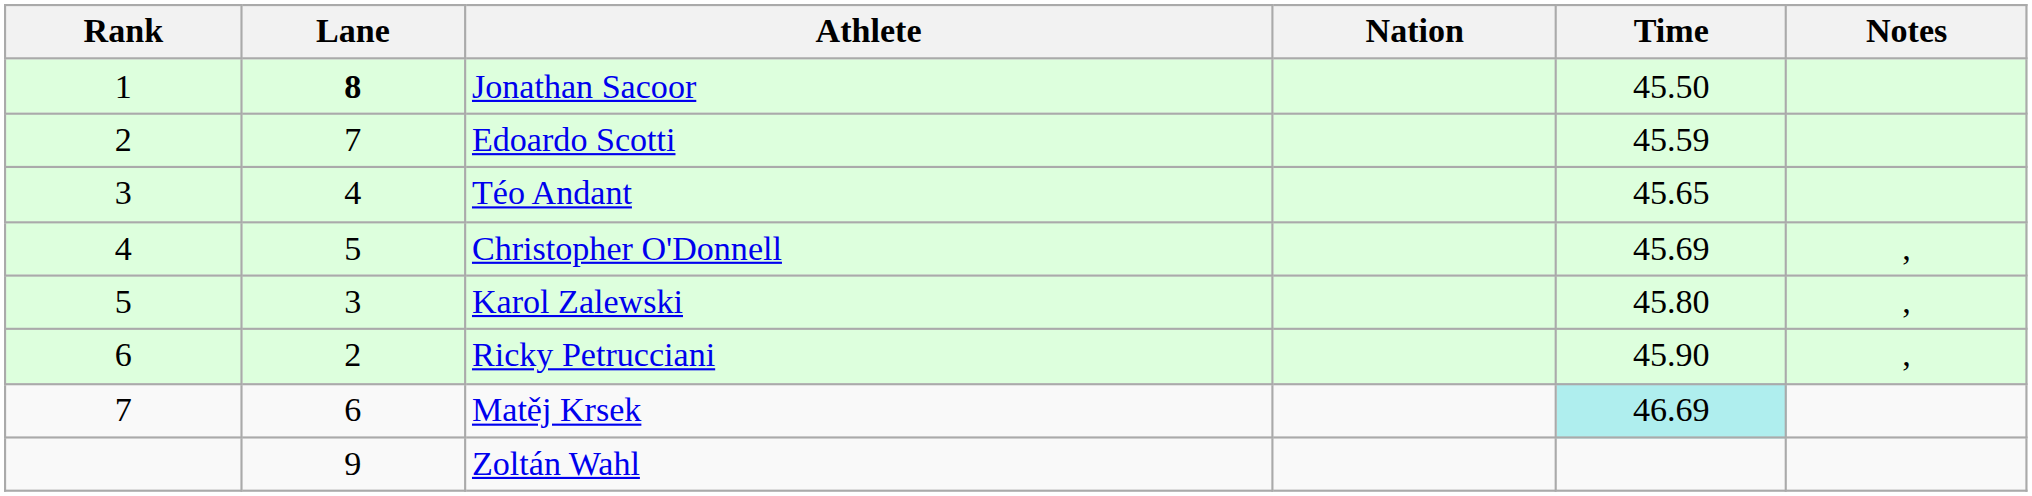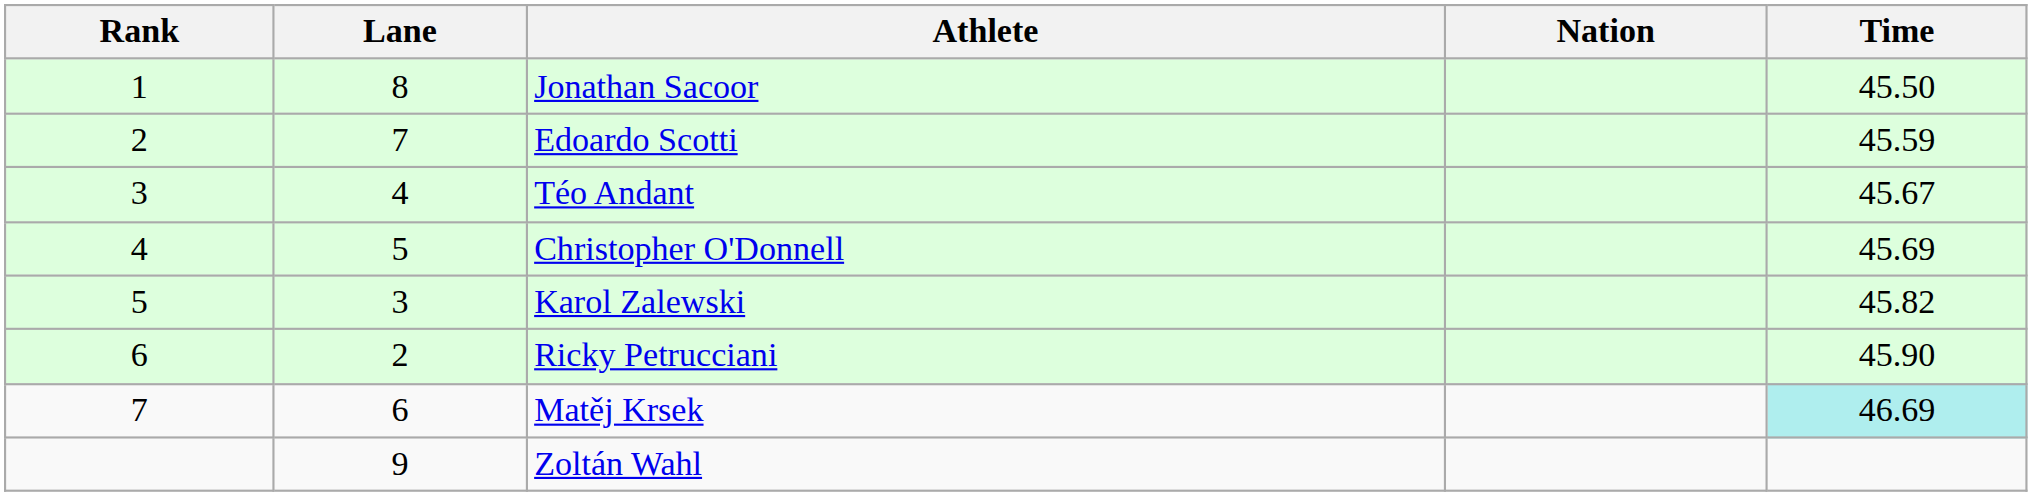- column: (1907, 31)
(353, 85) bold -> (400, 85) normal
(1671, 193) 45.65 -> (1897, 193) 45.67
(1671, 301) 45.80 -> (1897, 301) 45.82
